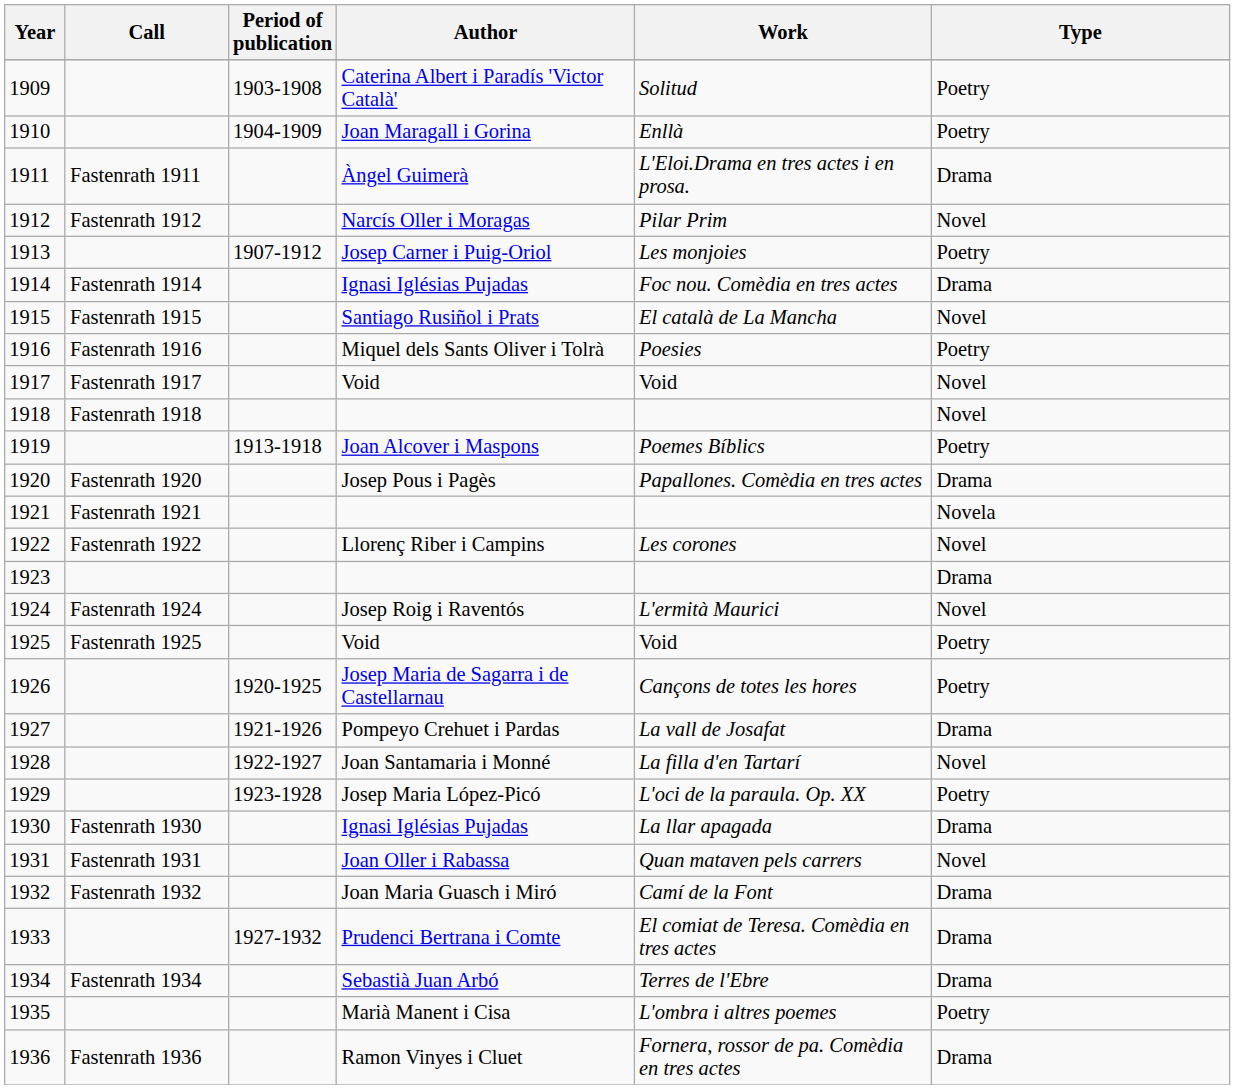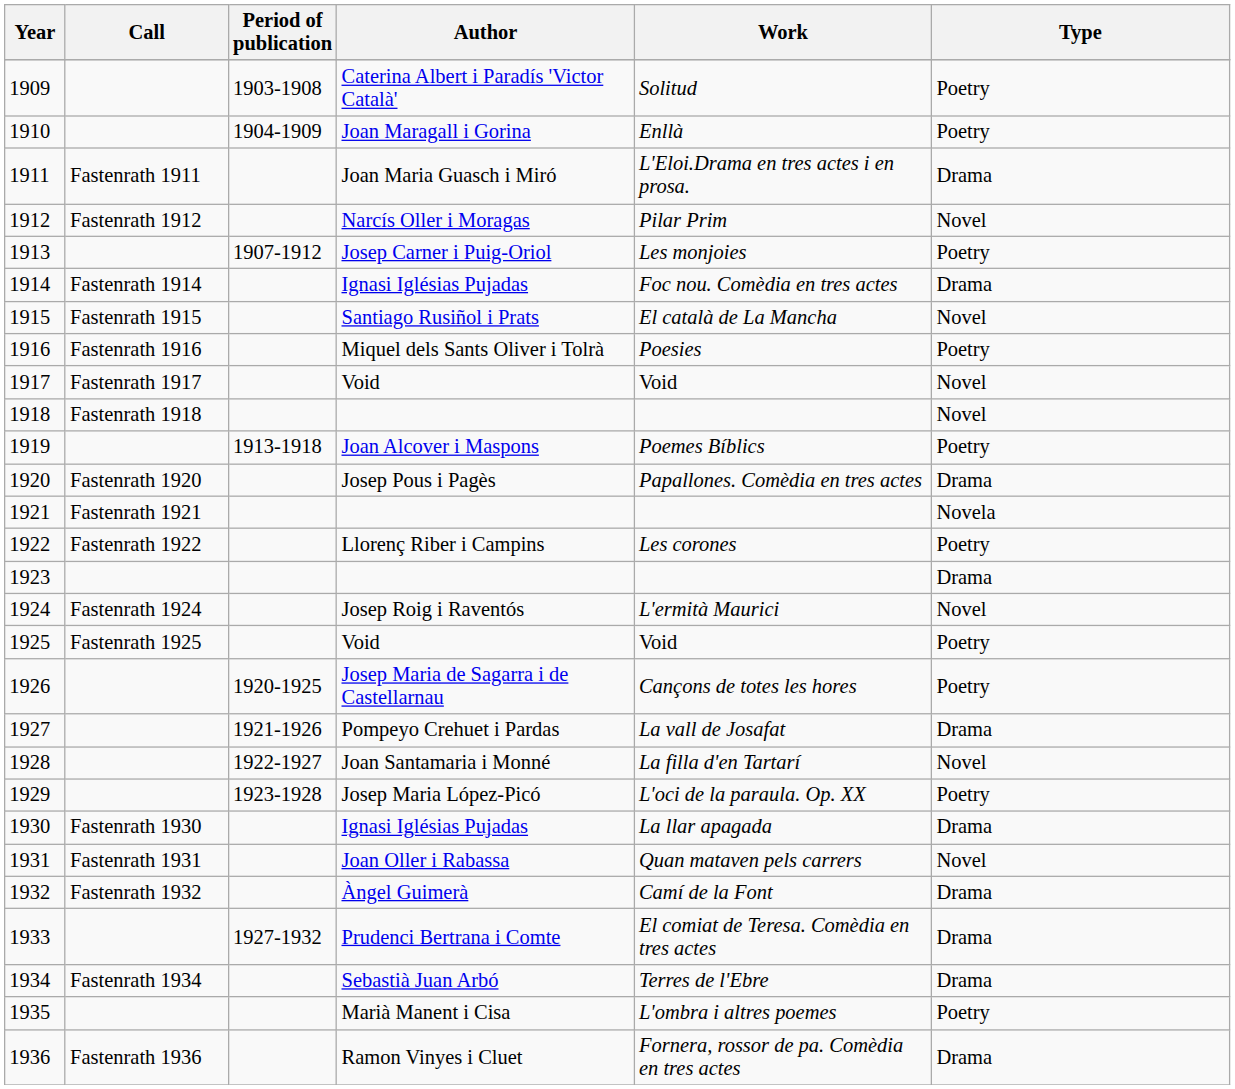(405, 175) Àngel Guimerà -> (449, 175) Joan Maria Guasch i Miró
(961, 544) Novel -> (963, 544) Poetry
(449, 892) Joan Maria Guasch i Miró -> (405, 892) Àngel Guimerà
